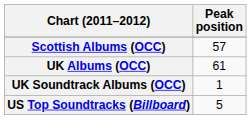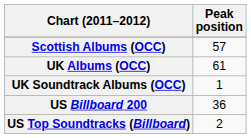+ row: (99, 104)
(219, 104) 5 -> (219, 124) 2
